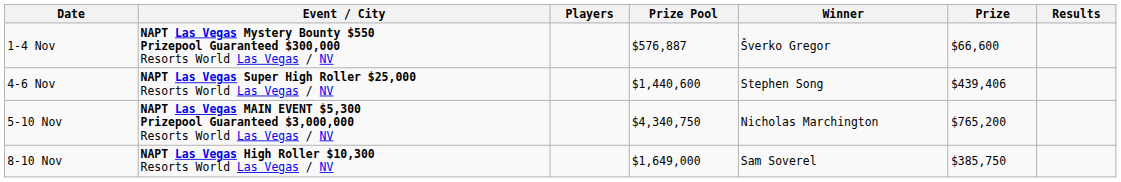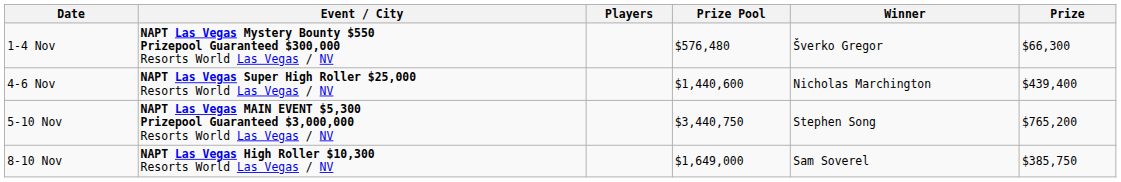- column: (1076, 14)
(659, 46) $576,887 -> (702, 46) $576,480
(975, 46) $66,600 -> (1046, 46) $66,300
(782, 84) Stephen Song -> (862, 84) Nicholas Marchington
(978, 84) $439,406 -> (1049, 84) $439,400
(666, 122) $4,340,750 -> (709, 122) $3,440,750
(810, 122) Nicholas Marchington -> (835, 122) Stephen Song
